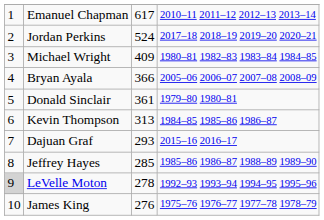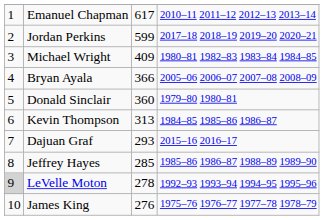(144, 36) 524 -> (144, 36) 599
(144, 99) 361 -> (144, 99) 360
